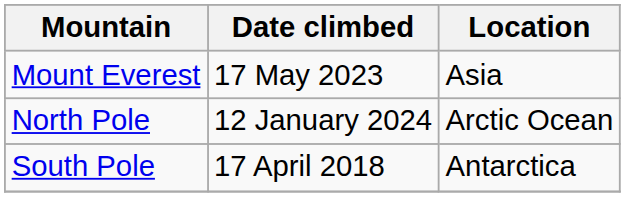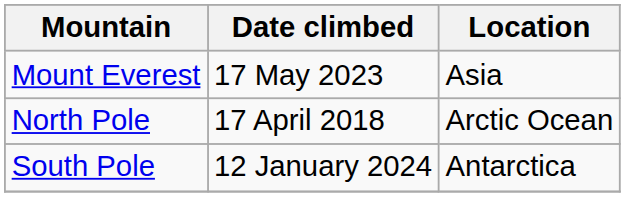(323, 120) 12 January 2024 -> (299, 120) 17 April 2018
(299, 167) 17 April 2018 -> (323, 167) 12 January 2024
